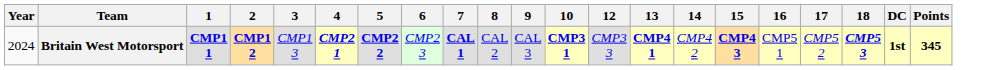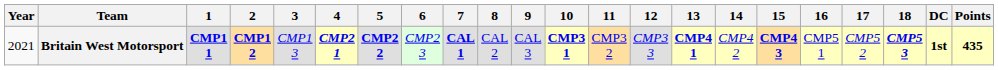+ column: (609, 15)
(21, 45) 2024 -> (21, 45) 2021
(931, 45) 345 -> (973, 45) 435
